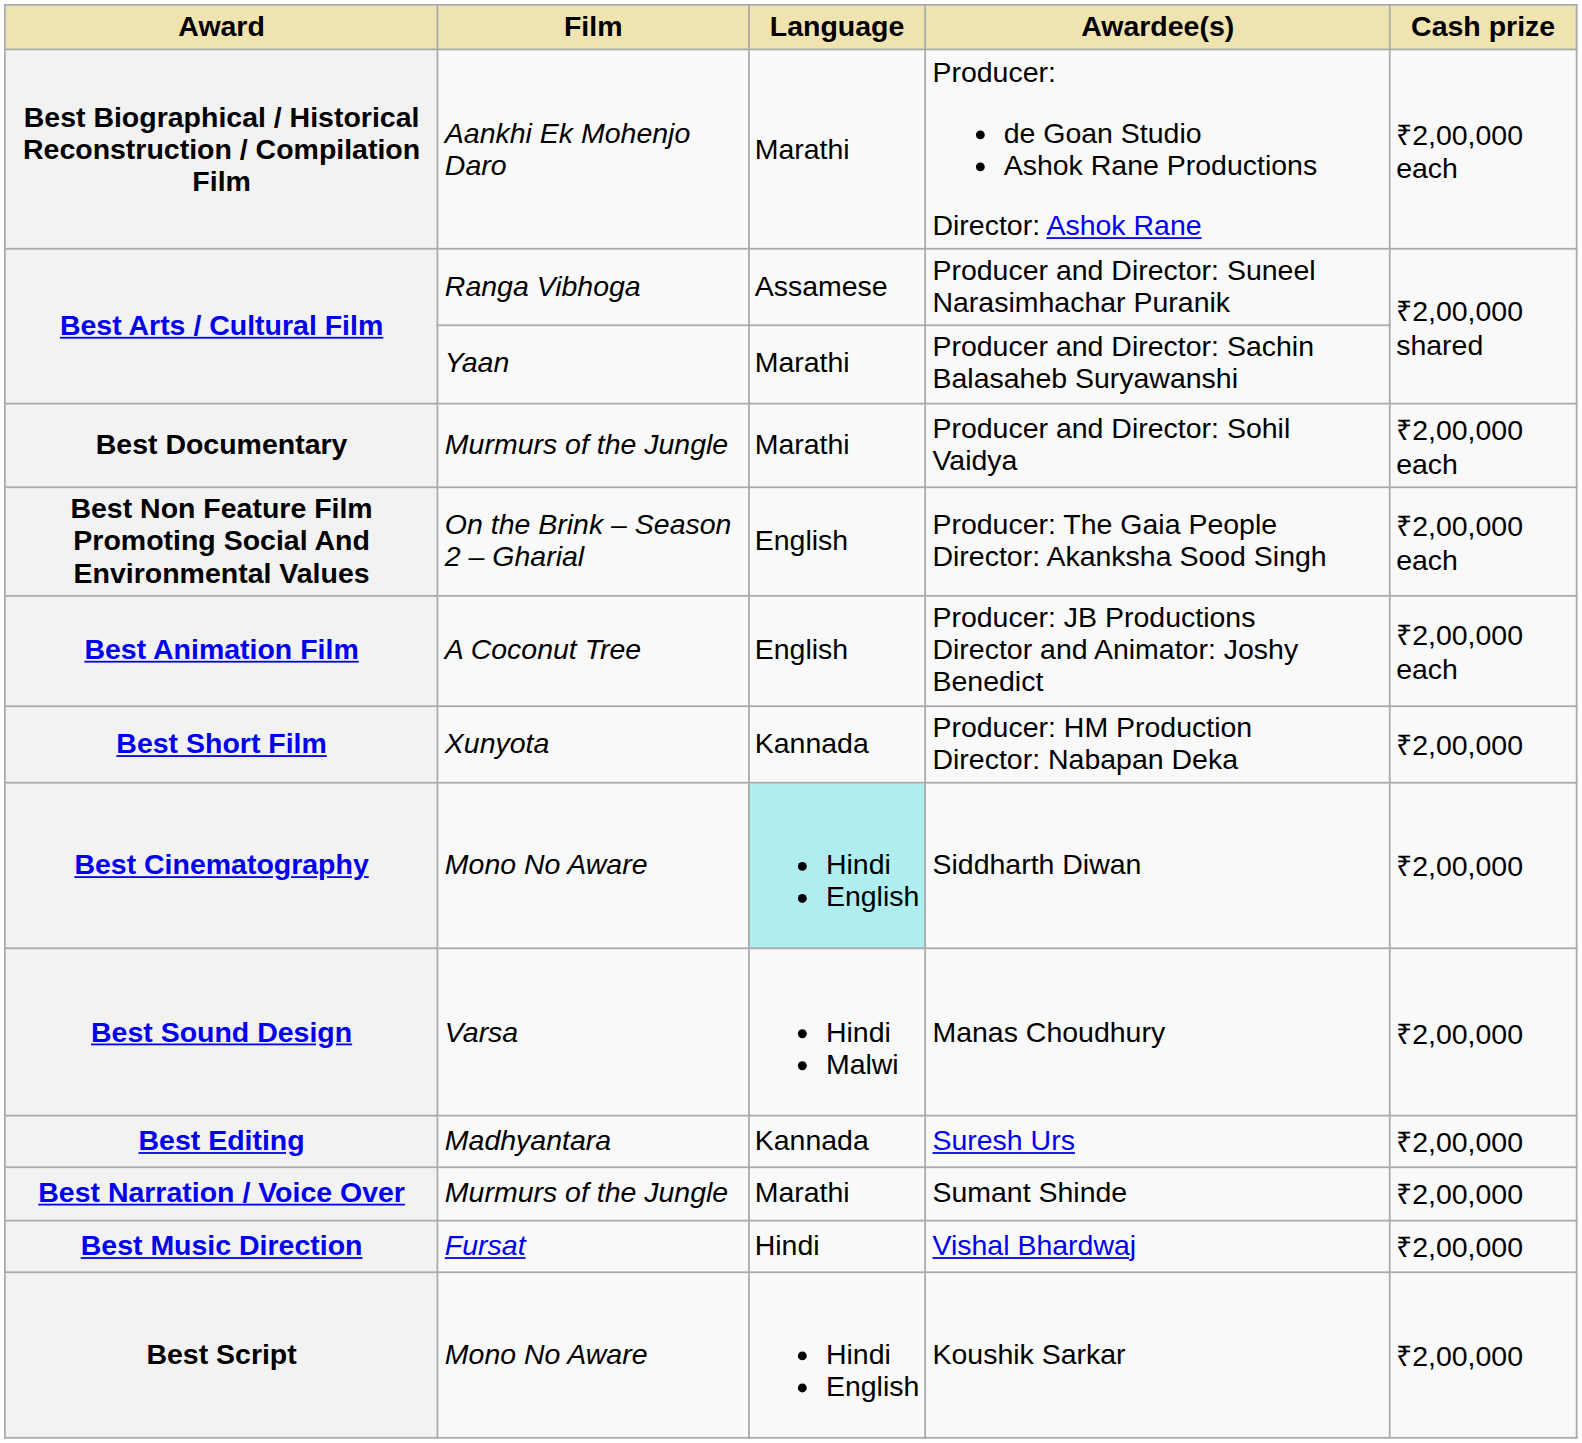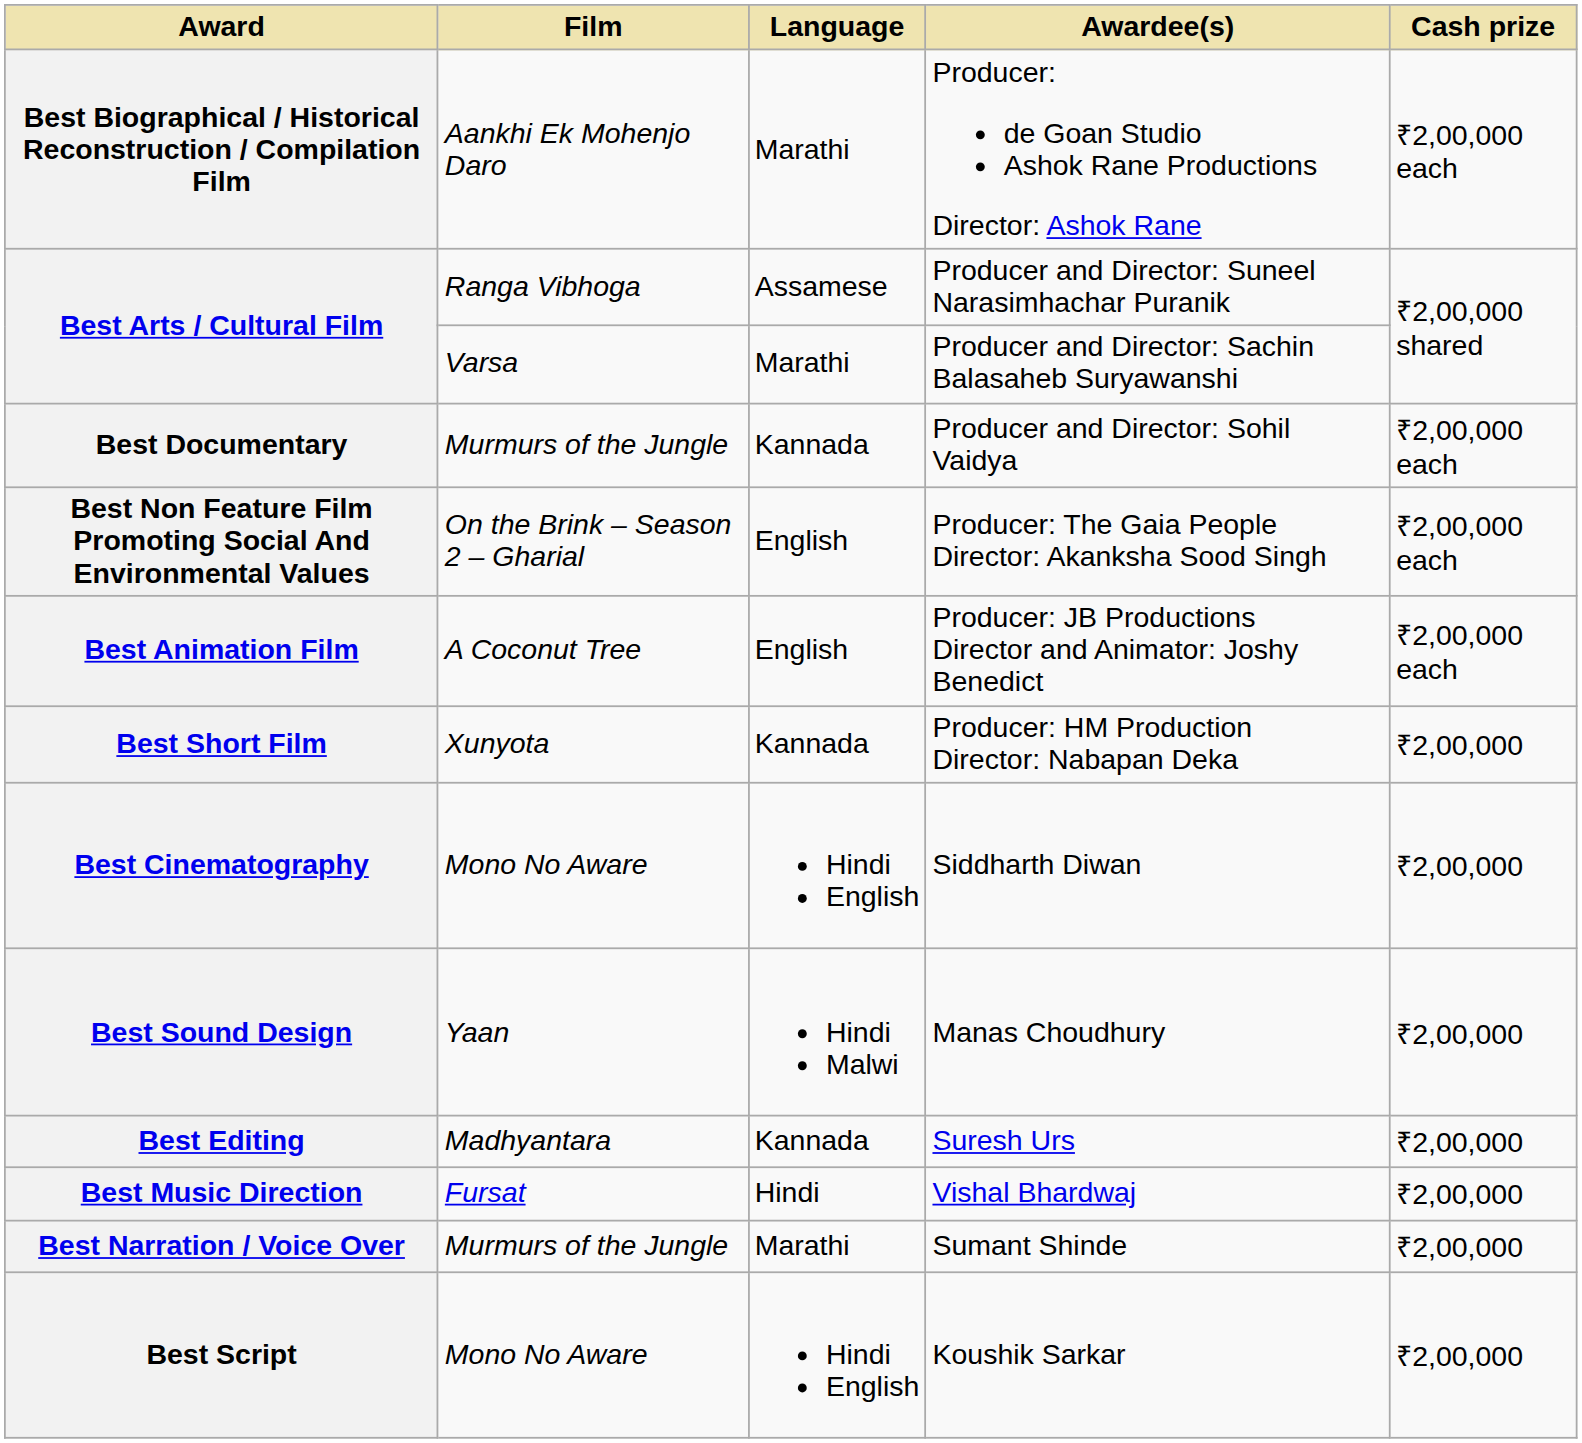(477, 363) Yaan -> (482, 363) Varsa
(802, 444) Marathi -> (812, 444) Kannada
(837, 882) paleturquoise background -> (837, 882) no background
(482, 1031) Varsa -> (477, 1031) Yaan
rows swapped: (1034, 1245) <-> (1030, 1193)
